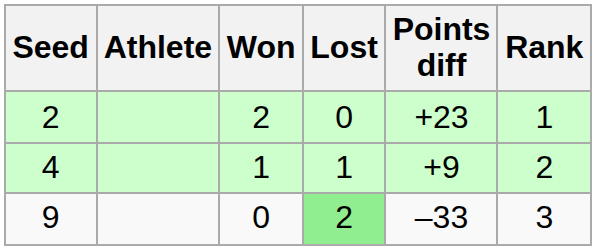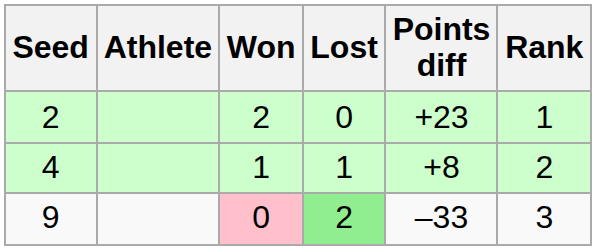(442, 167) +9 -> (442, 167) +8
(261, 218) no background -> (261, 218) pink background
